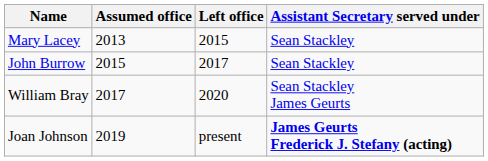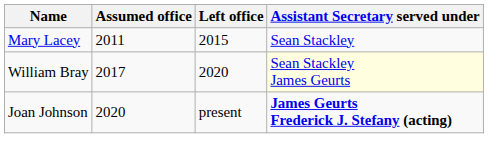(110, 39) 2013 -> (110, 39) 2011
- row: (47, 63)
(312, 95) no background -> (312, 71) lightyellow background
(110, 135) 2019 -> (110, 112) 2020
